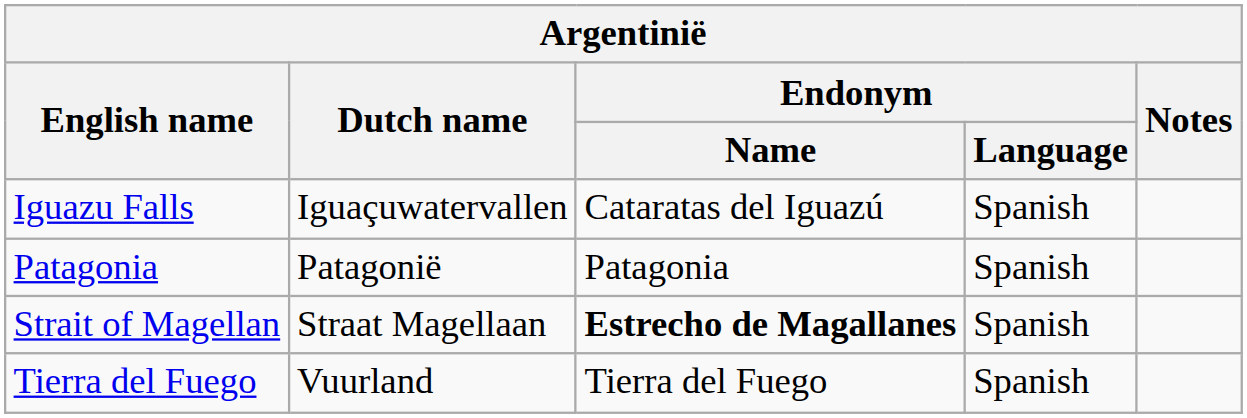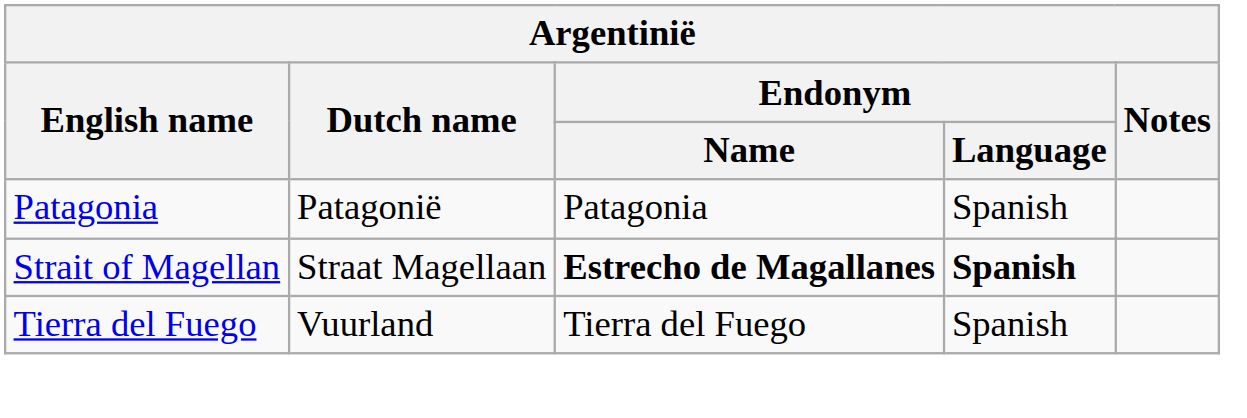- row: (104, 207)
(1031, 324) normal -> (1014, 265) bold
